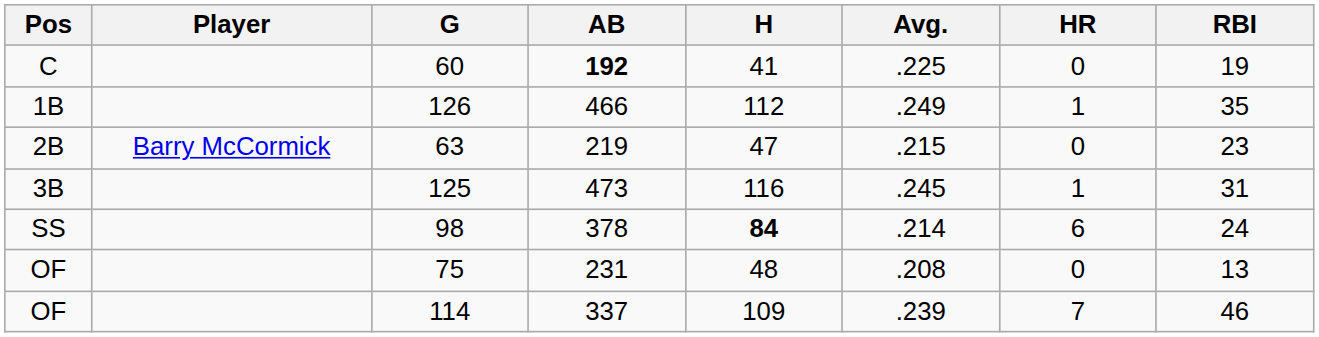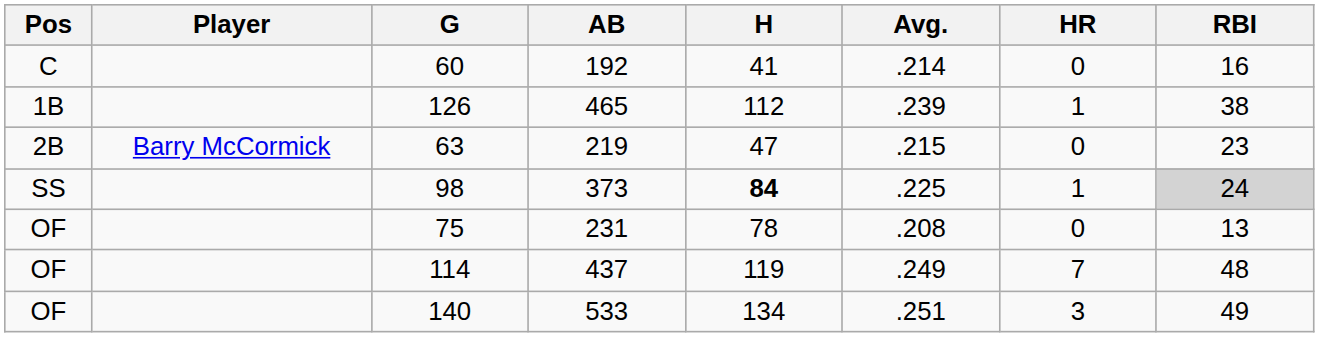(607, 65) bold -> (607, 65) normal
(921, 65) .225 -> (921, 65) .214
(1235, 65) 19 -> (1235, 65) 16
(607, 106) 466 -> (607, 106) 465
(921, 106) .249 -> (921, 106) .239
(1235, 106) 35 -> (1235, 106) 38
- row: (450, 188)
(607, 229) 378 -> (607, 188) 373
(921, 229) .214 -> (921, 188) .225
(1078, 229) 6 -> (1078, 188) 1
(1235, 229) no background -> (1235, 188) lightgrey background
(764, 270) 48 -> (764, 229) 78
(607, 310) 337 -> (607, 270) 437
(764, 310) 109 -> (764, 270) 119
(921, 310) .239 -> (921, 270) .249
(1235, 310) 46 -> (1235, 270) 48
+ row: (450, 310)
